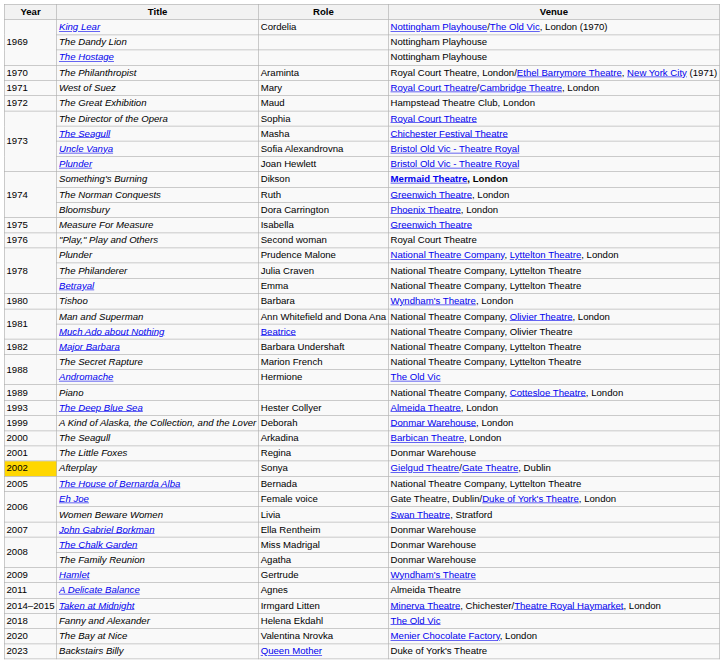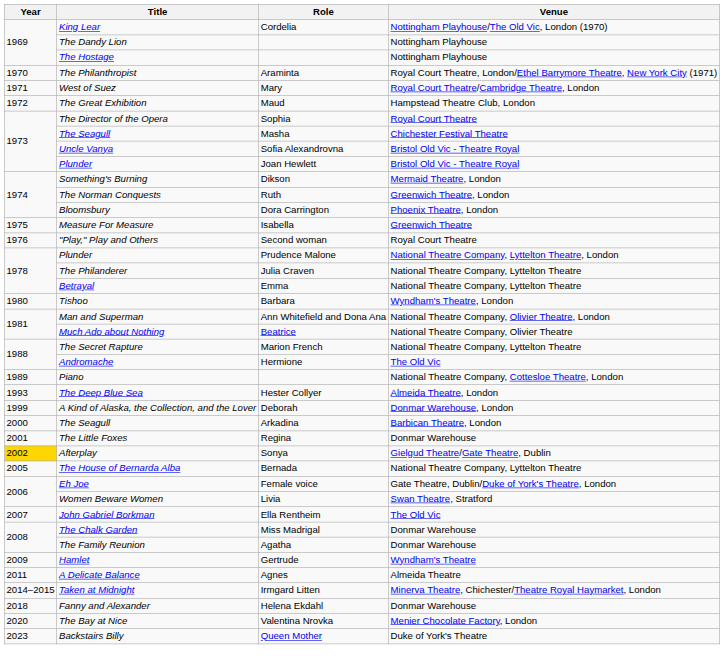(449, 179) bold -> (446, 179) normal
- row: (89, 347)
(433, 529) Donmar Warehouse -> (416, 514) The Old Vic
(416, 621) The Old Vic -> (433, 605) Donmar Warehouse
